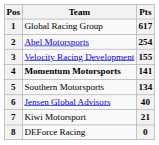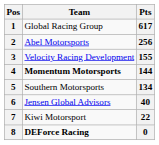(145, 41) 254 -> (145, 41) 256
(145, 71) 141 -> (145, 71) 144
(145, 116) 21 -> (145, 116) 22
(55, 131) normal -> (57, 131) bold
